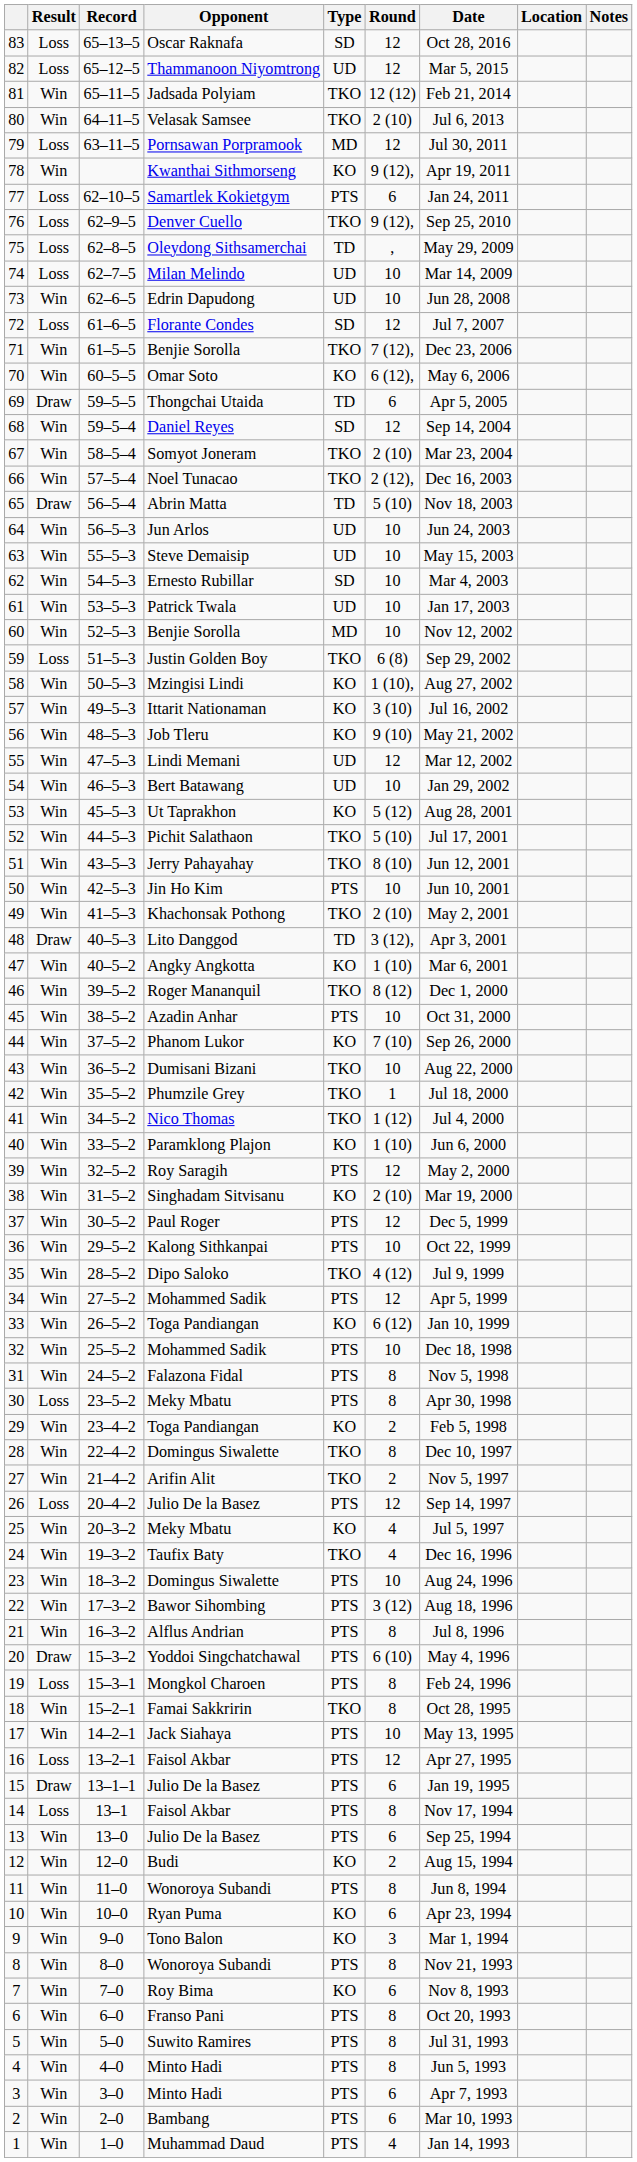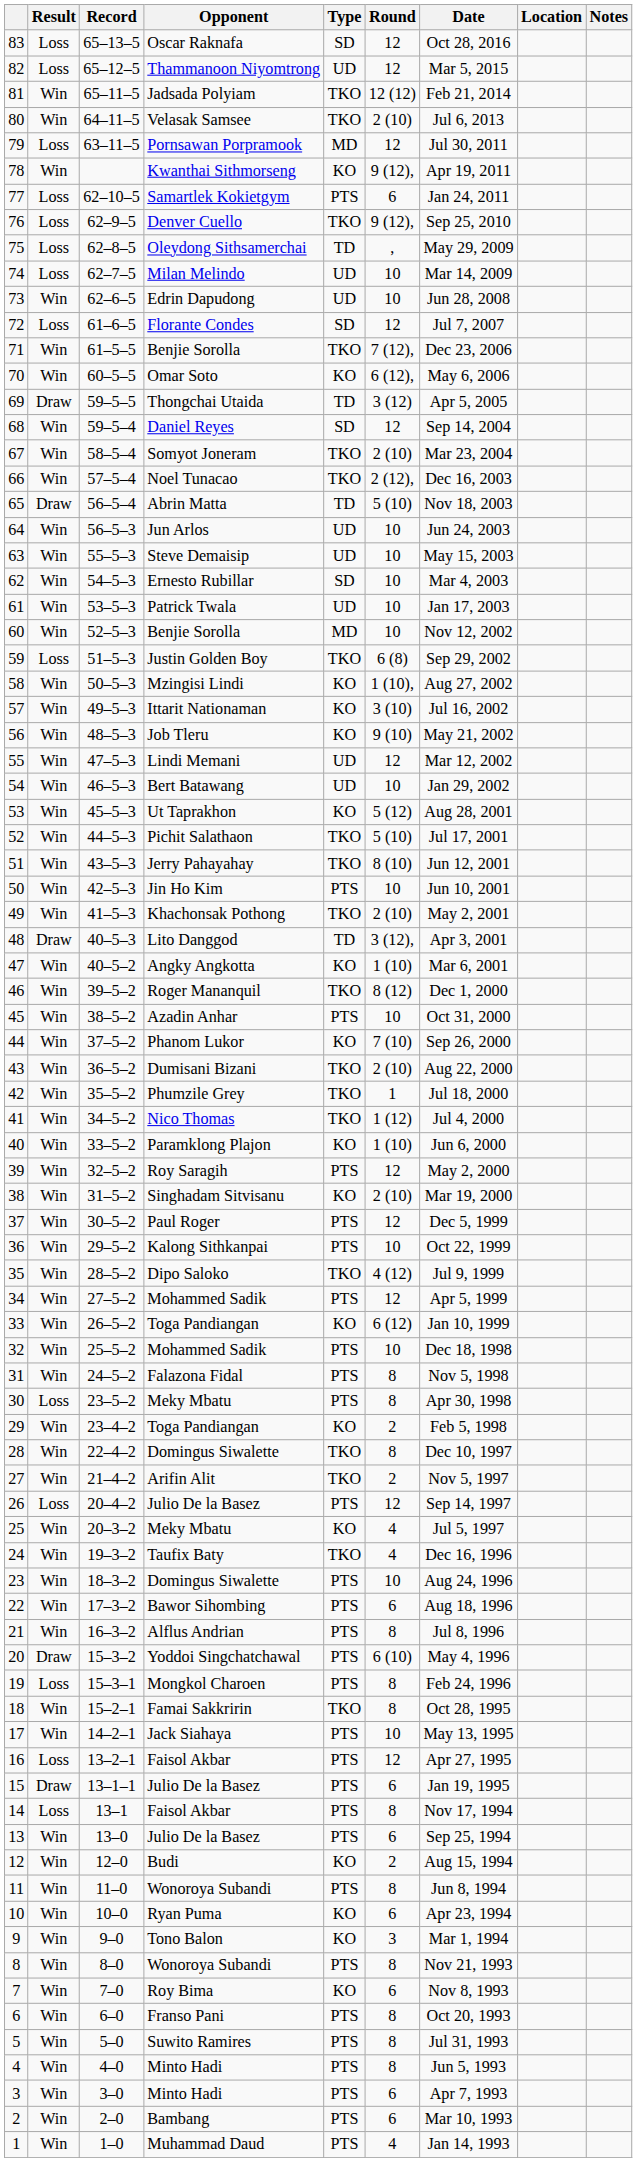(392, 401) 6 -> (392, 401) 3 (12)
(392, 1068) 10 -> (392, 1068) 2 (10)
(392, 1606) 3 (12) -> (392, 1606) 6
